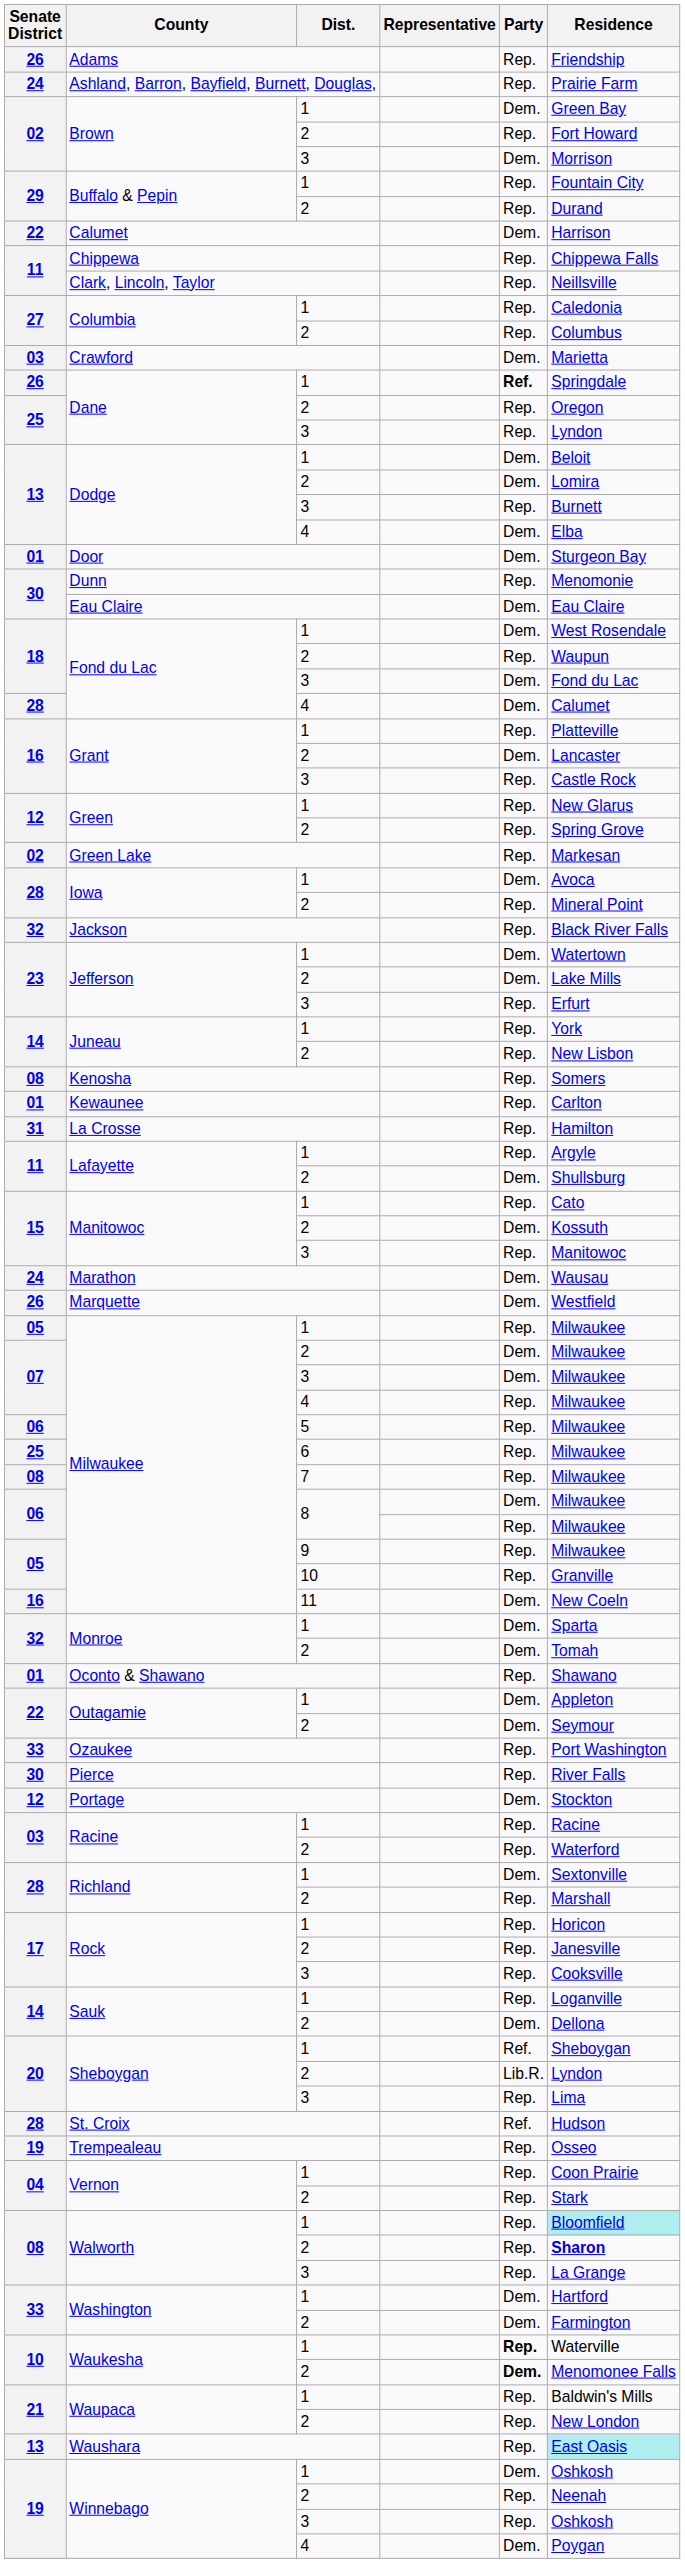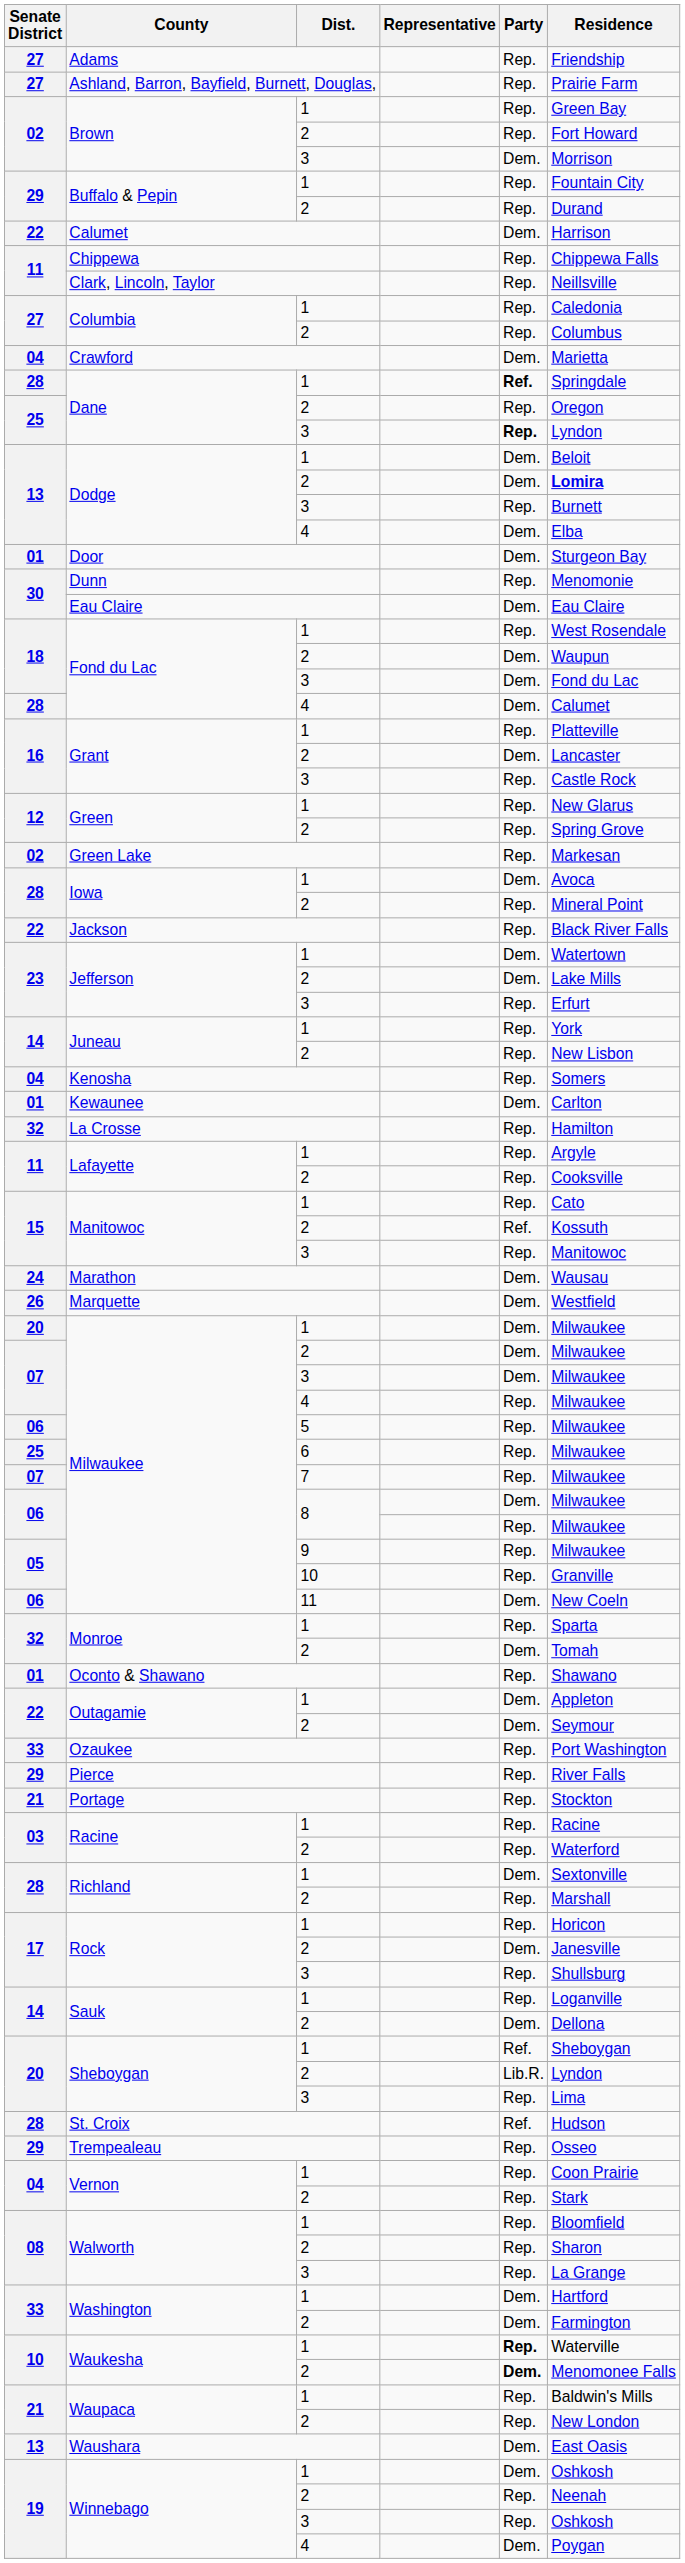(35, 59) 26 -> (35, 59) 27
(35, 84) 24 -> (35, 84) 27
(522, 109) Dem. -> (520, 109) Rep.
(35, 357) 03 -> (35, 357) 04
(35, 382) 26 -> (35, 382) 28
(520, 432) normal -> (520, 432) bold
(575, 482) normal -> (577, 482) bold
(522, 631) Dem. -> (520, 631) Rep.
(520, 656) Rep. -> (522, 656) Dem.
(35, 929) 32 -> (35, 929) 22
(35, 1079) 08 -> (35, 1079) 04
(520, 1103) Rep. -> (522, 1103) Dem.
(35, 1128) 31 -> (35, 1128) 32
(522, 1178) Dem. -> (520, 1178) Rep.
(588, 1178) Shullsburg -> (587, 1178) Cooksville
(522, 1228) Dem. -> (517, 1228) Ref.
(35, 1327) 05 -> (35, 1327) 20
(520, 1327) Rep. -> (522, 1327) Dem.
(35, 1476) 08 -> (35, 1476) 07
(35, 1601) 16 -> (35, 1601) 06
(522, 1626) Dem. -> (520, 1626) Rep.
(35, 1775) 30 -> (35, 1775) 29
(35, 1800) 12 -> (35, 1800) 21
(522, 1800) Dem. -> (520, 1800) Rep.
(520, 1949) Rep. -> (522, 1949) Dem.
(587, 1974) Cooksville -> (588, 1974) Shullsburg
(35, 2148) 19 -> (35, 2148) 29
(588, 2222) paleturquoise background -> (588, 2222) no background
(578, 2247) bold -> (577, 2247) normal
(520, 2446) Rep. -> (522, 2446) Dem.
(589, 2446) paleturquoise background -> (589, 2446) no background
